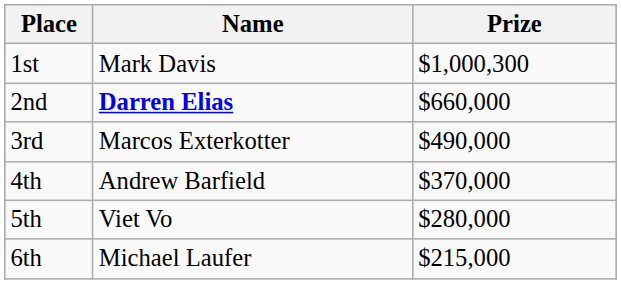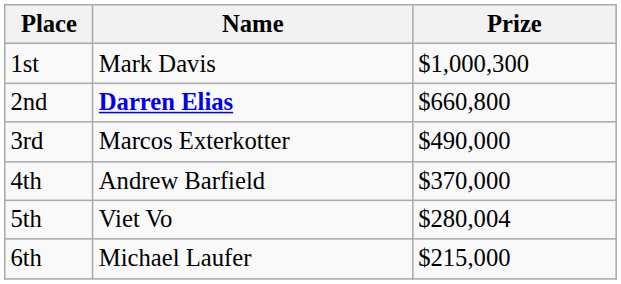(464, 102) $660,000 -> (464, 102) $660,800
(464, 219) $280,000 -> (464, 219) $280,004
